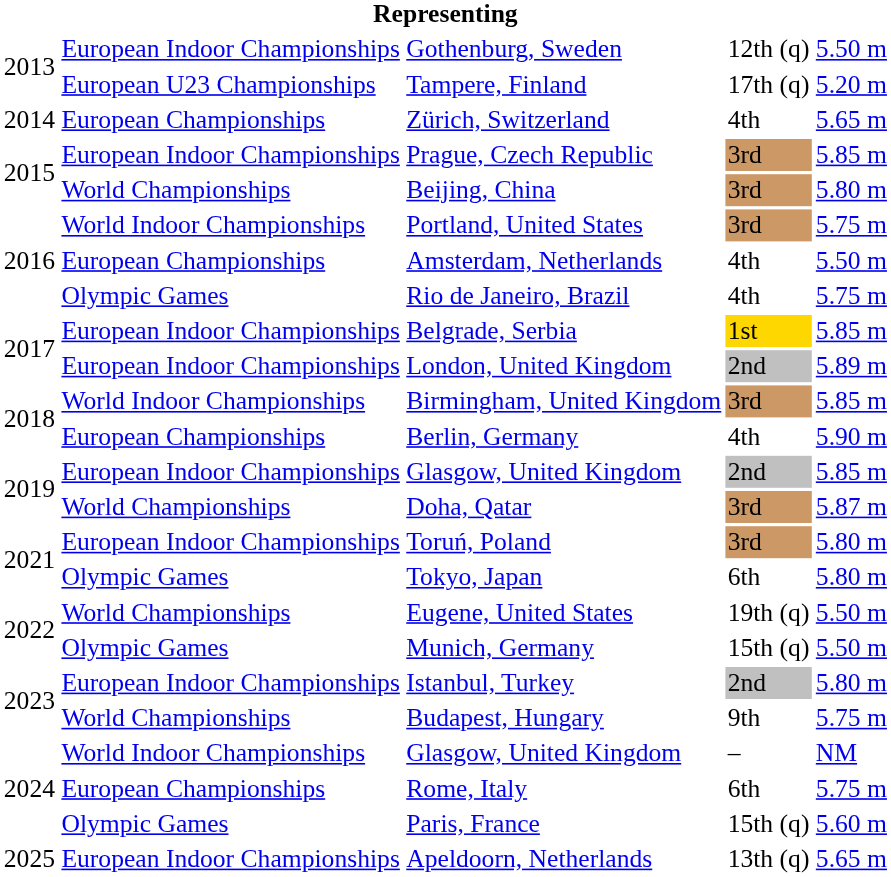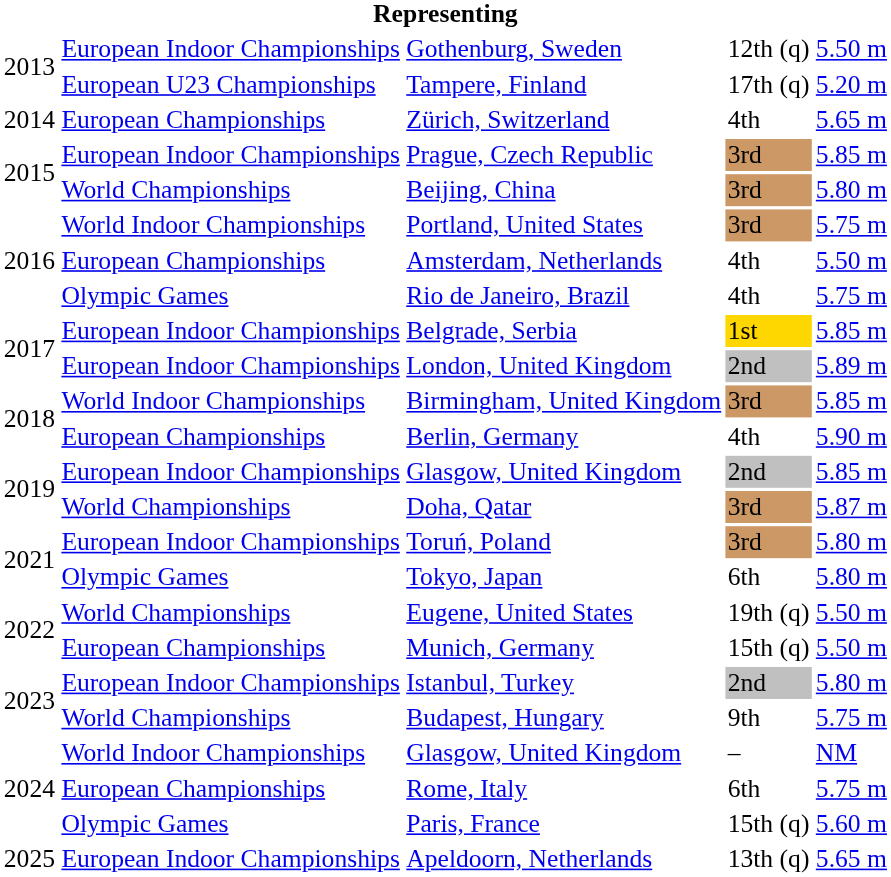(145, 647) Olympic Games -> (193, 647) European Championships
